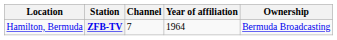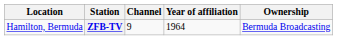(129, 27) 7 -> (129, 27) 9
